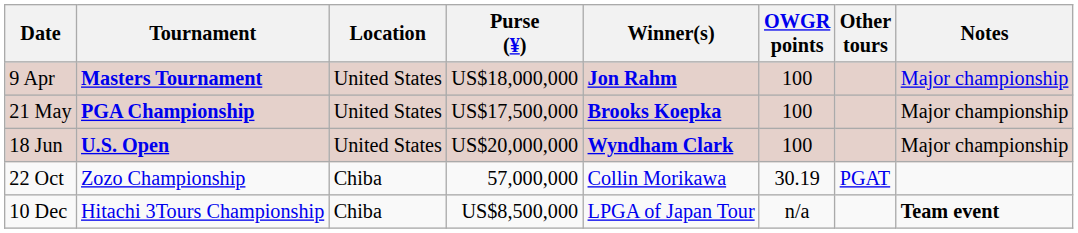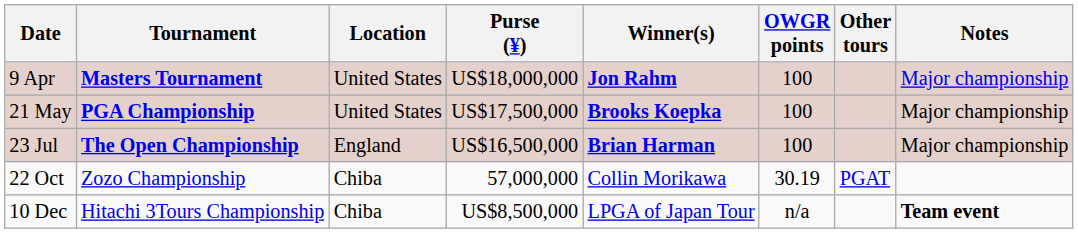- row: (36, 145)
+ row: (34, 145)
